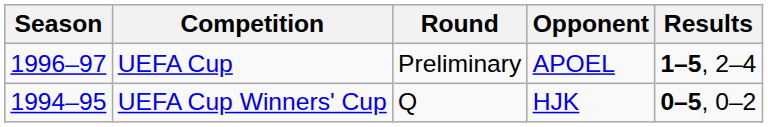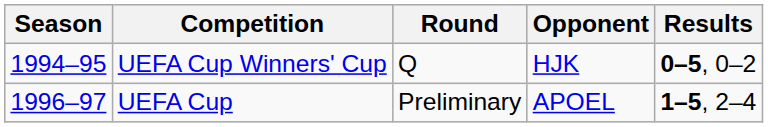rows swapped: (252, 102) <-> (175, 63)
